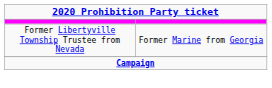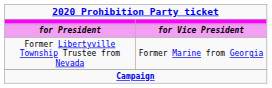+ row: (70, 30)
